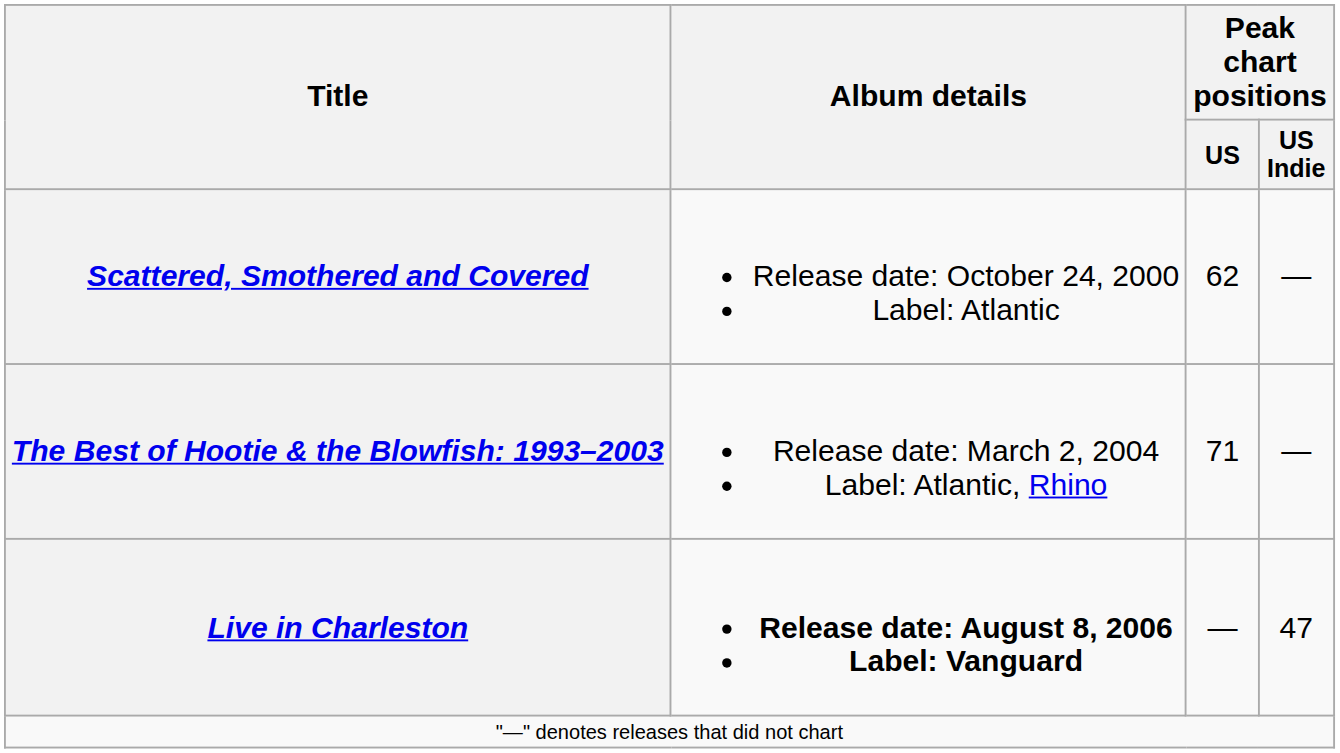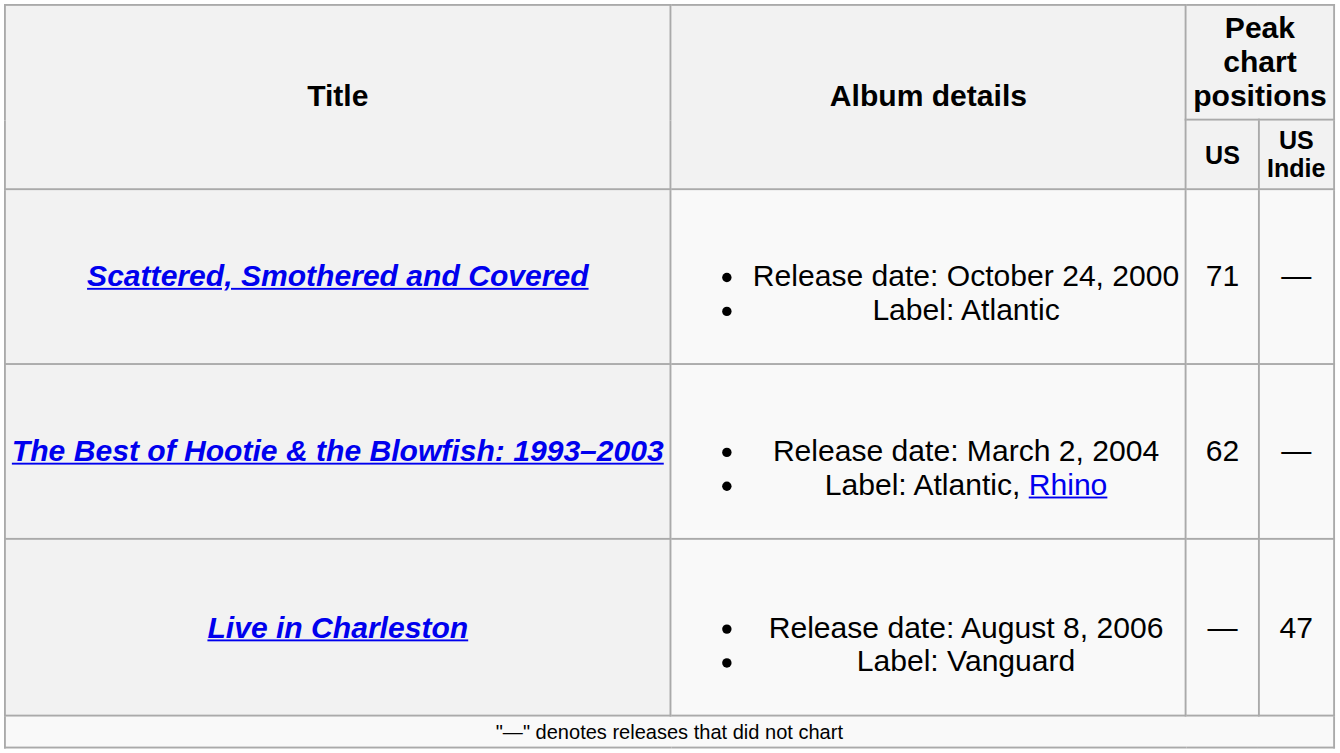(1223, 275) 62 -> (1223, 275) 71
(1223, 451) 71 -> (1223, 451) 62
(928, 644) bold -> (928, 644) normal
